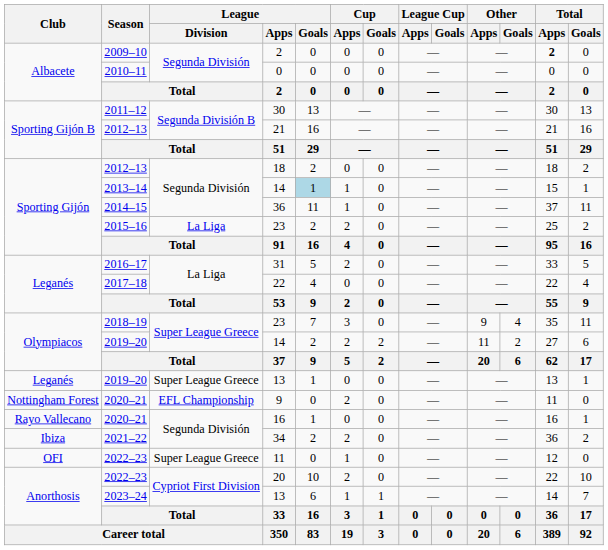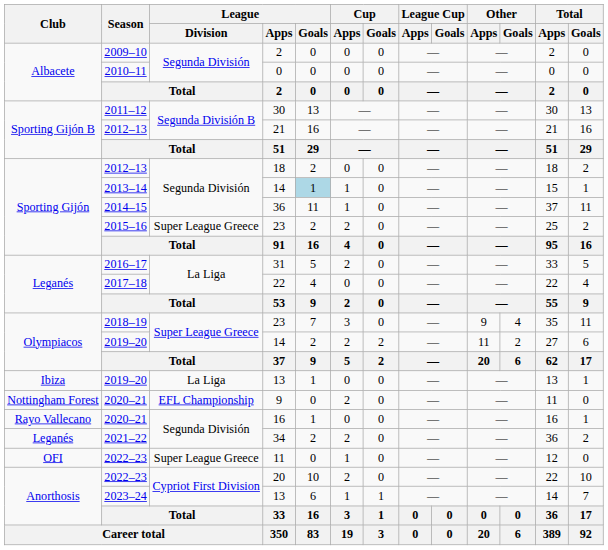(552, 52) bold -> (552, 52) normal
(206, 226) La Liga -> (206, 226) Super League Greece
(53, 380) Leganés -> (53, 380) Ibiza
(206, 380) Super League Greece -> (206, 380) La Liga
(53, 438) Ibiza -> (53, 438) Leganés
